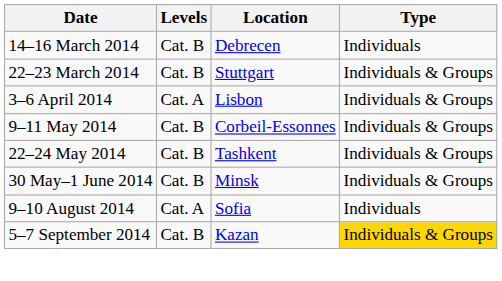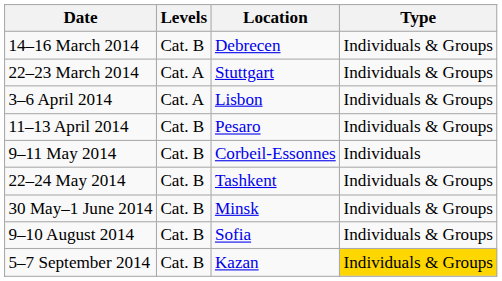(382, 45) Individuals -> (418, 45) Individuals & Groups
(182, 72) Cat. B -> (182, 72) Cat. A
+ row: (69, 126)
(418, 126) Individuals & Groups -> (382, 153) Individuals
(182, 208) Cat. A -> (182, 235) Cat. B
(382, 208) Individuals -> (418, 235) Individuals & Groups
